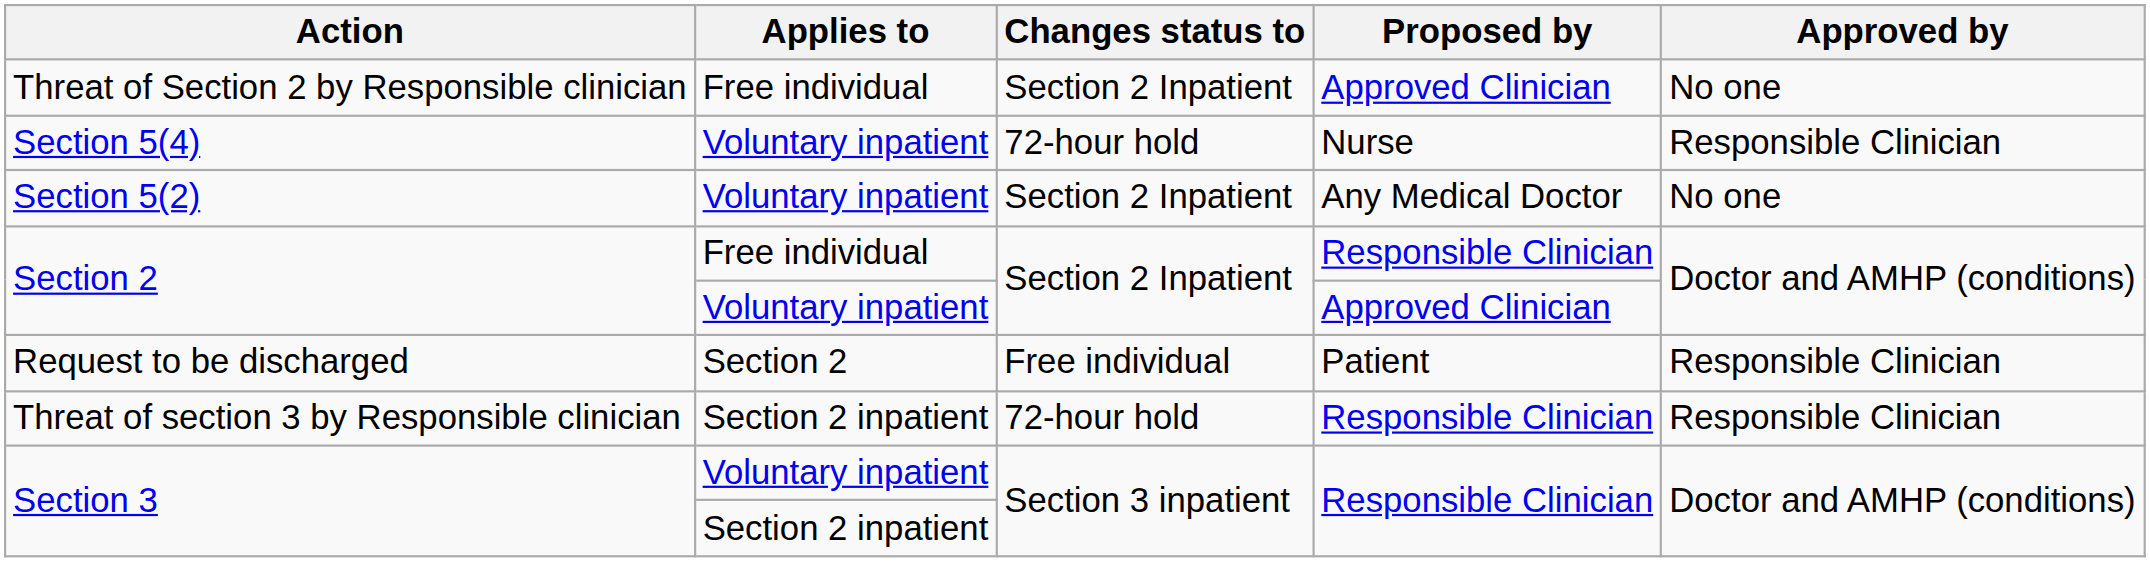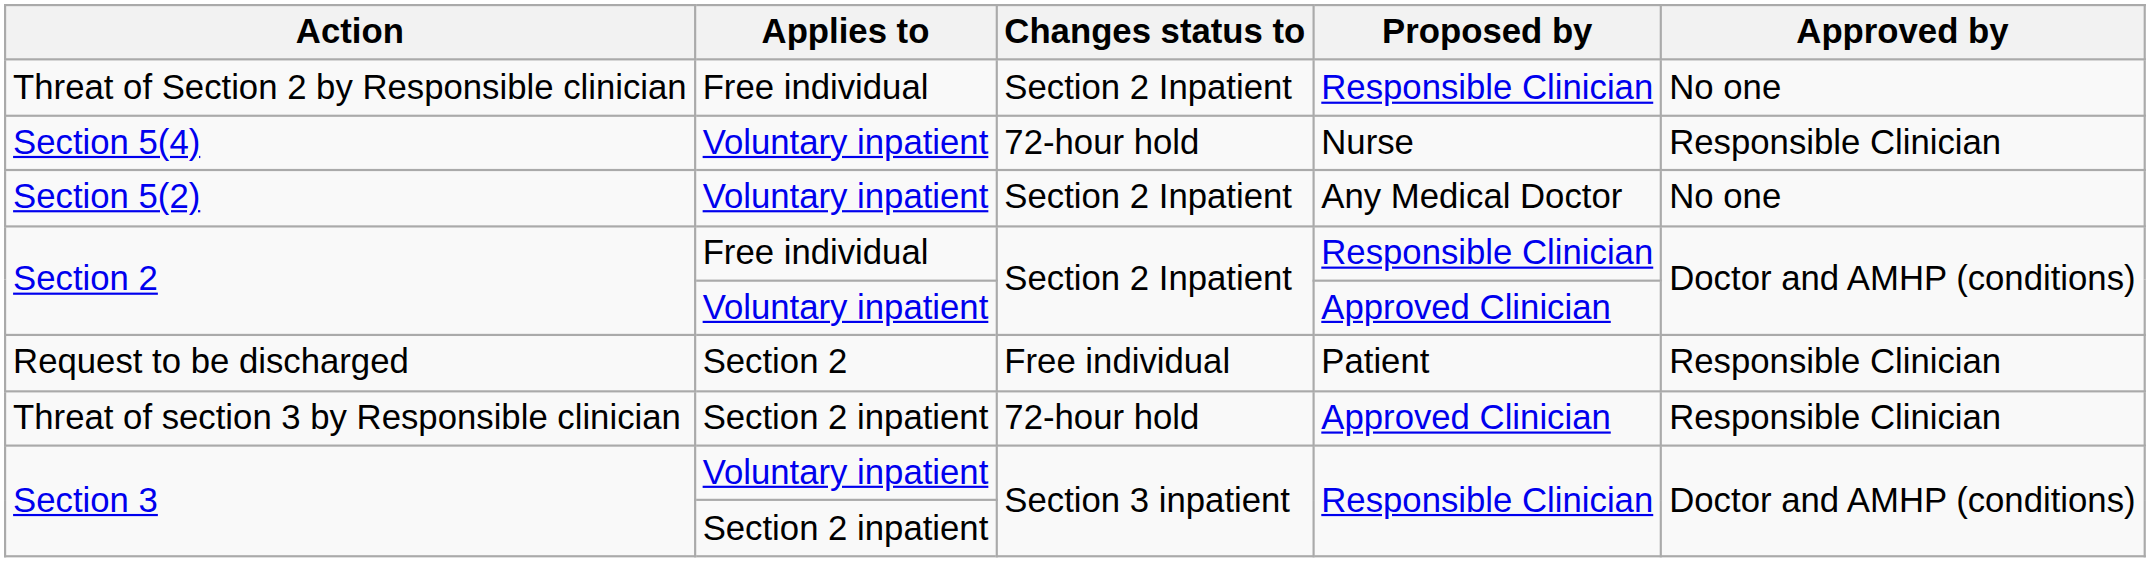(1466, 87) Approved Clinician -> (1487, 87) Responsible Clinician
(1487, 417) Responsible Clinician -> (1466, 417) Approved Clinician
